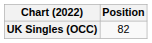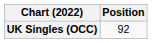(123, 30) 82 -> (123, 30) 92
